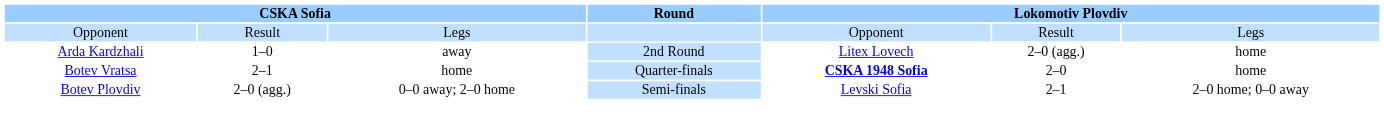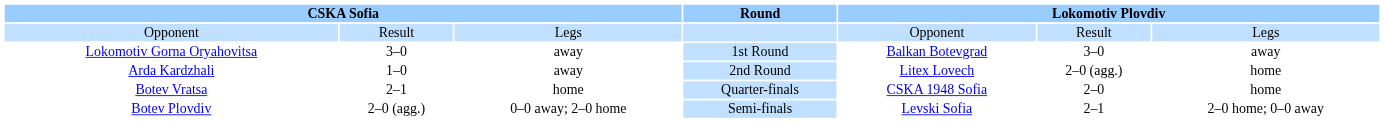+ row: (171, 51)
(876, 70) bold -> (937, 90) normal
